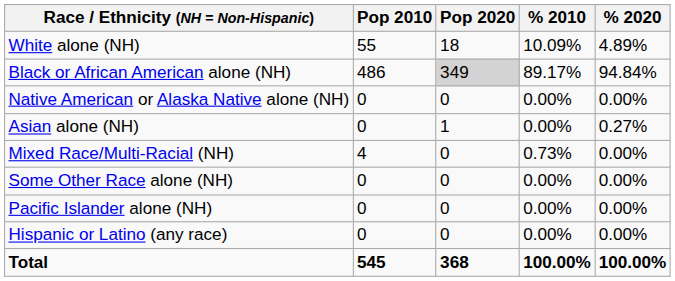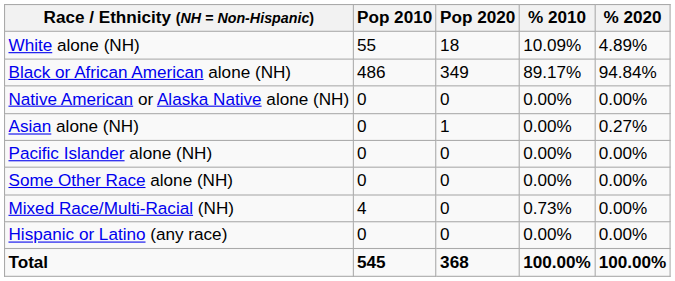(454, 72) lightgrey background -> (454, 72) no background
rows swapped: (110, 208) <-> (121, 153)
